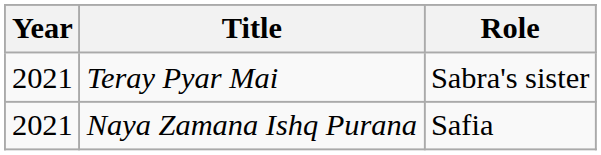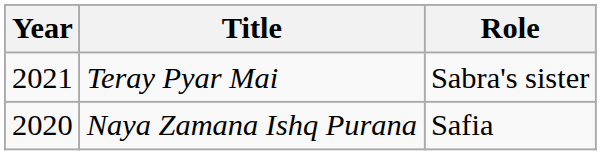(42, 125) 2021 -> (42, 125) 2020
